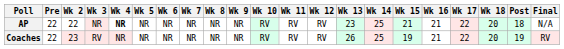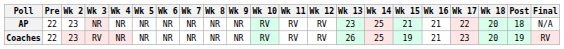(73, 24) 22 -> (73, 24) 23
(120, 24) bold -> (120, 24) normal
(465, 38) 22 -> (465, 38) 23
